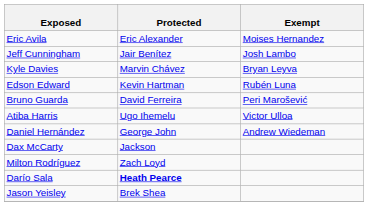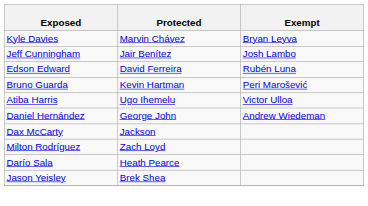- row: (27, 38)
rows swapped: (43, 54) <-> (32, 69)
(152, 85) Kevin Hartman -> (151, 69) David Ferreira
(151, 100) David Ferreira -> (152, 85) Kevin Hartman
(151, 178) bold -> (150, 162) normal
